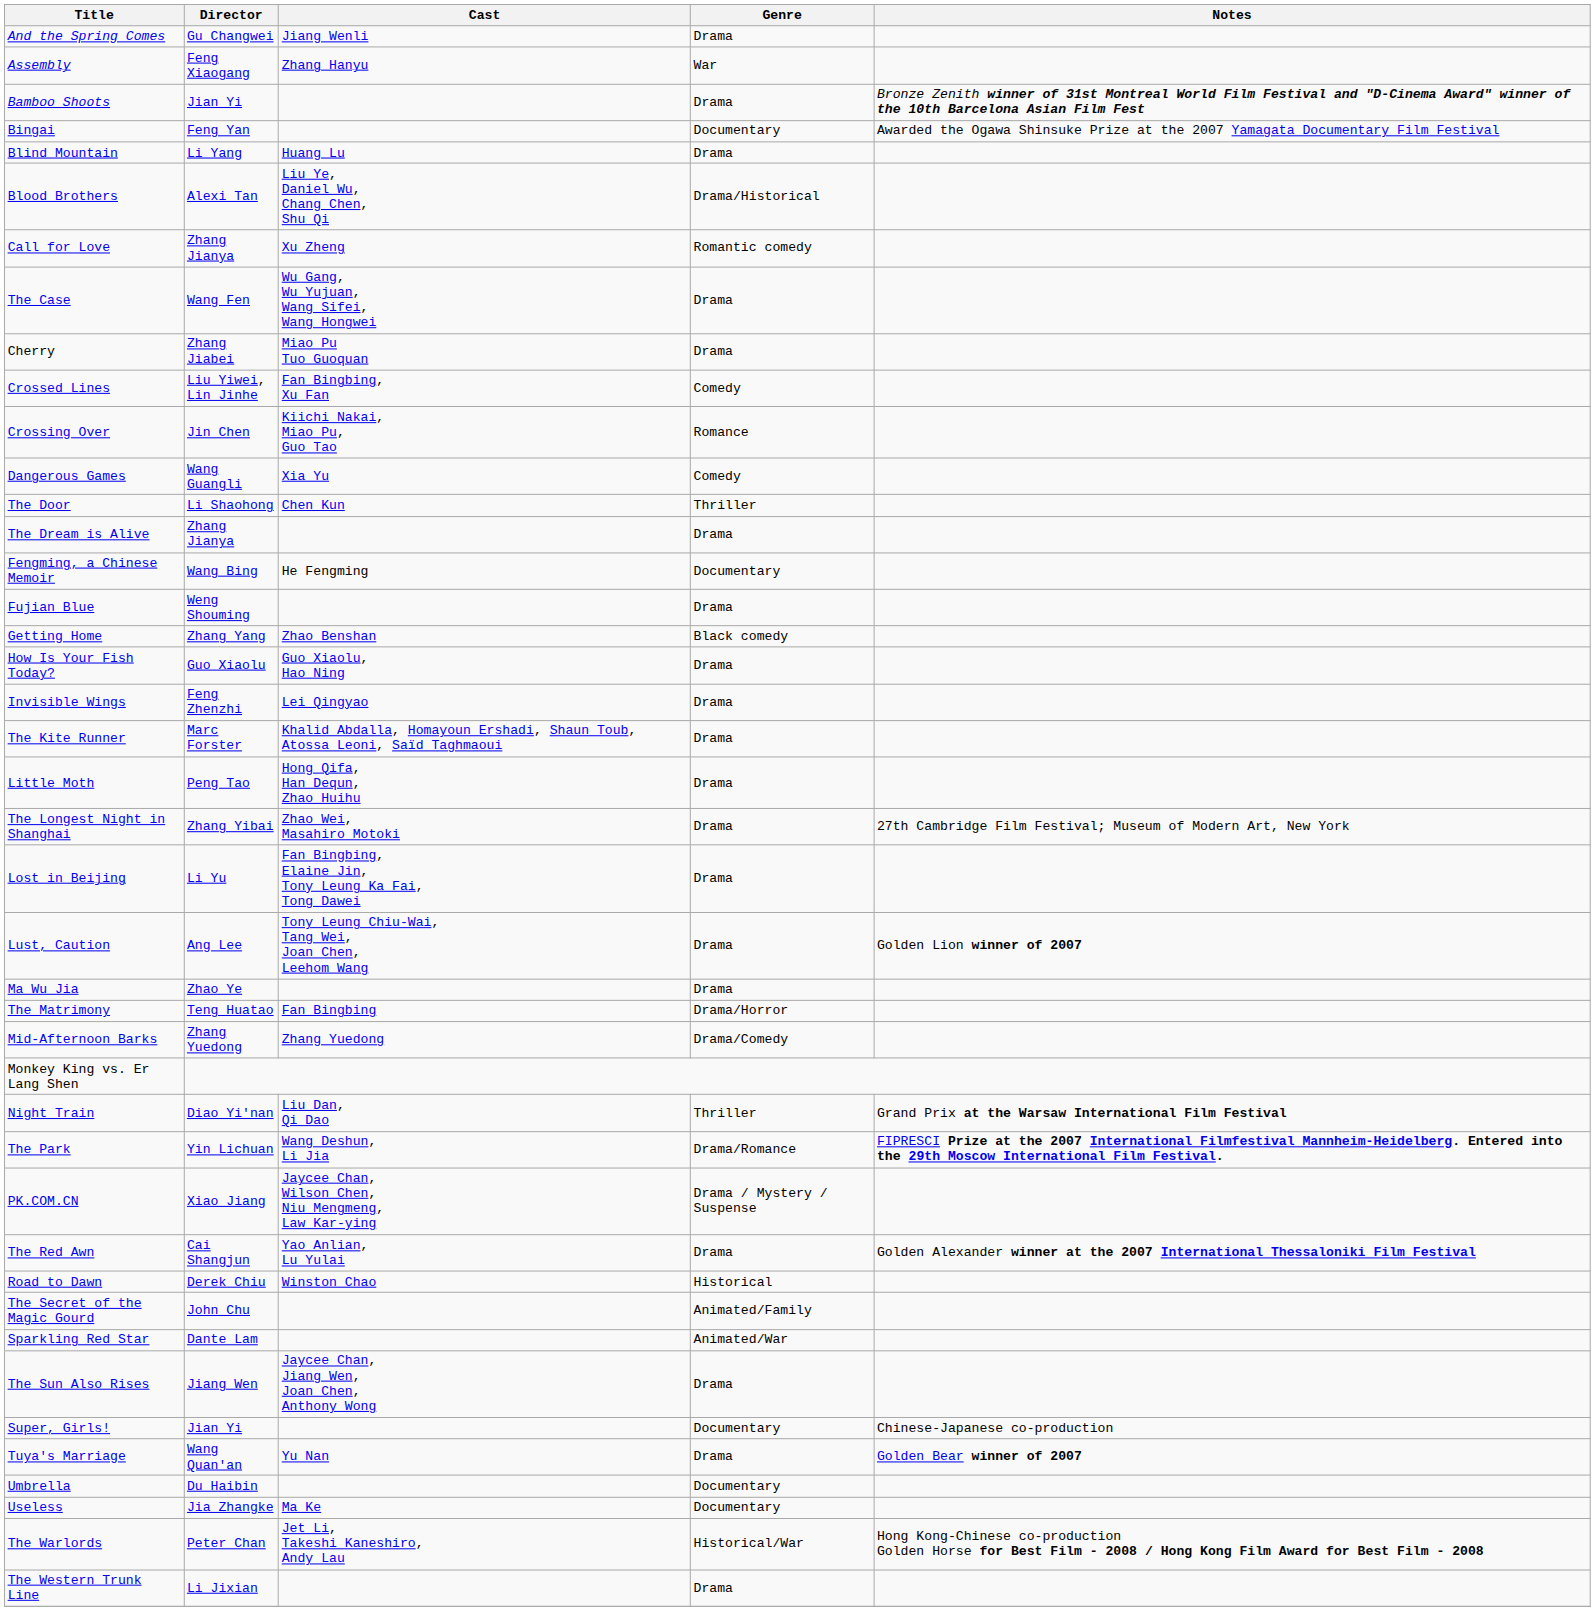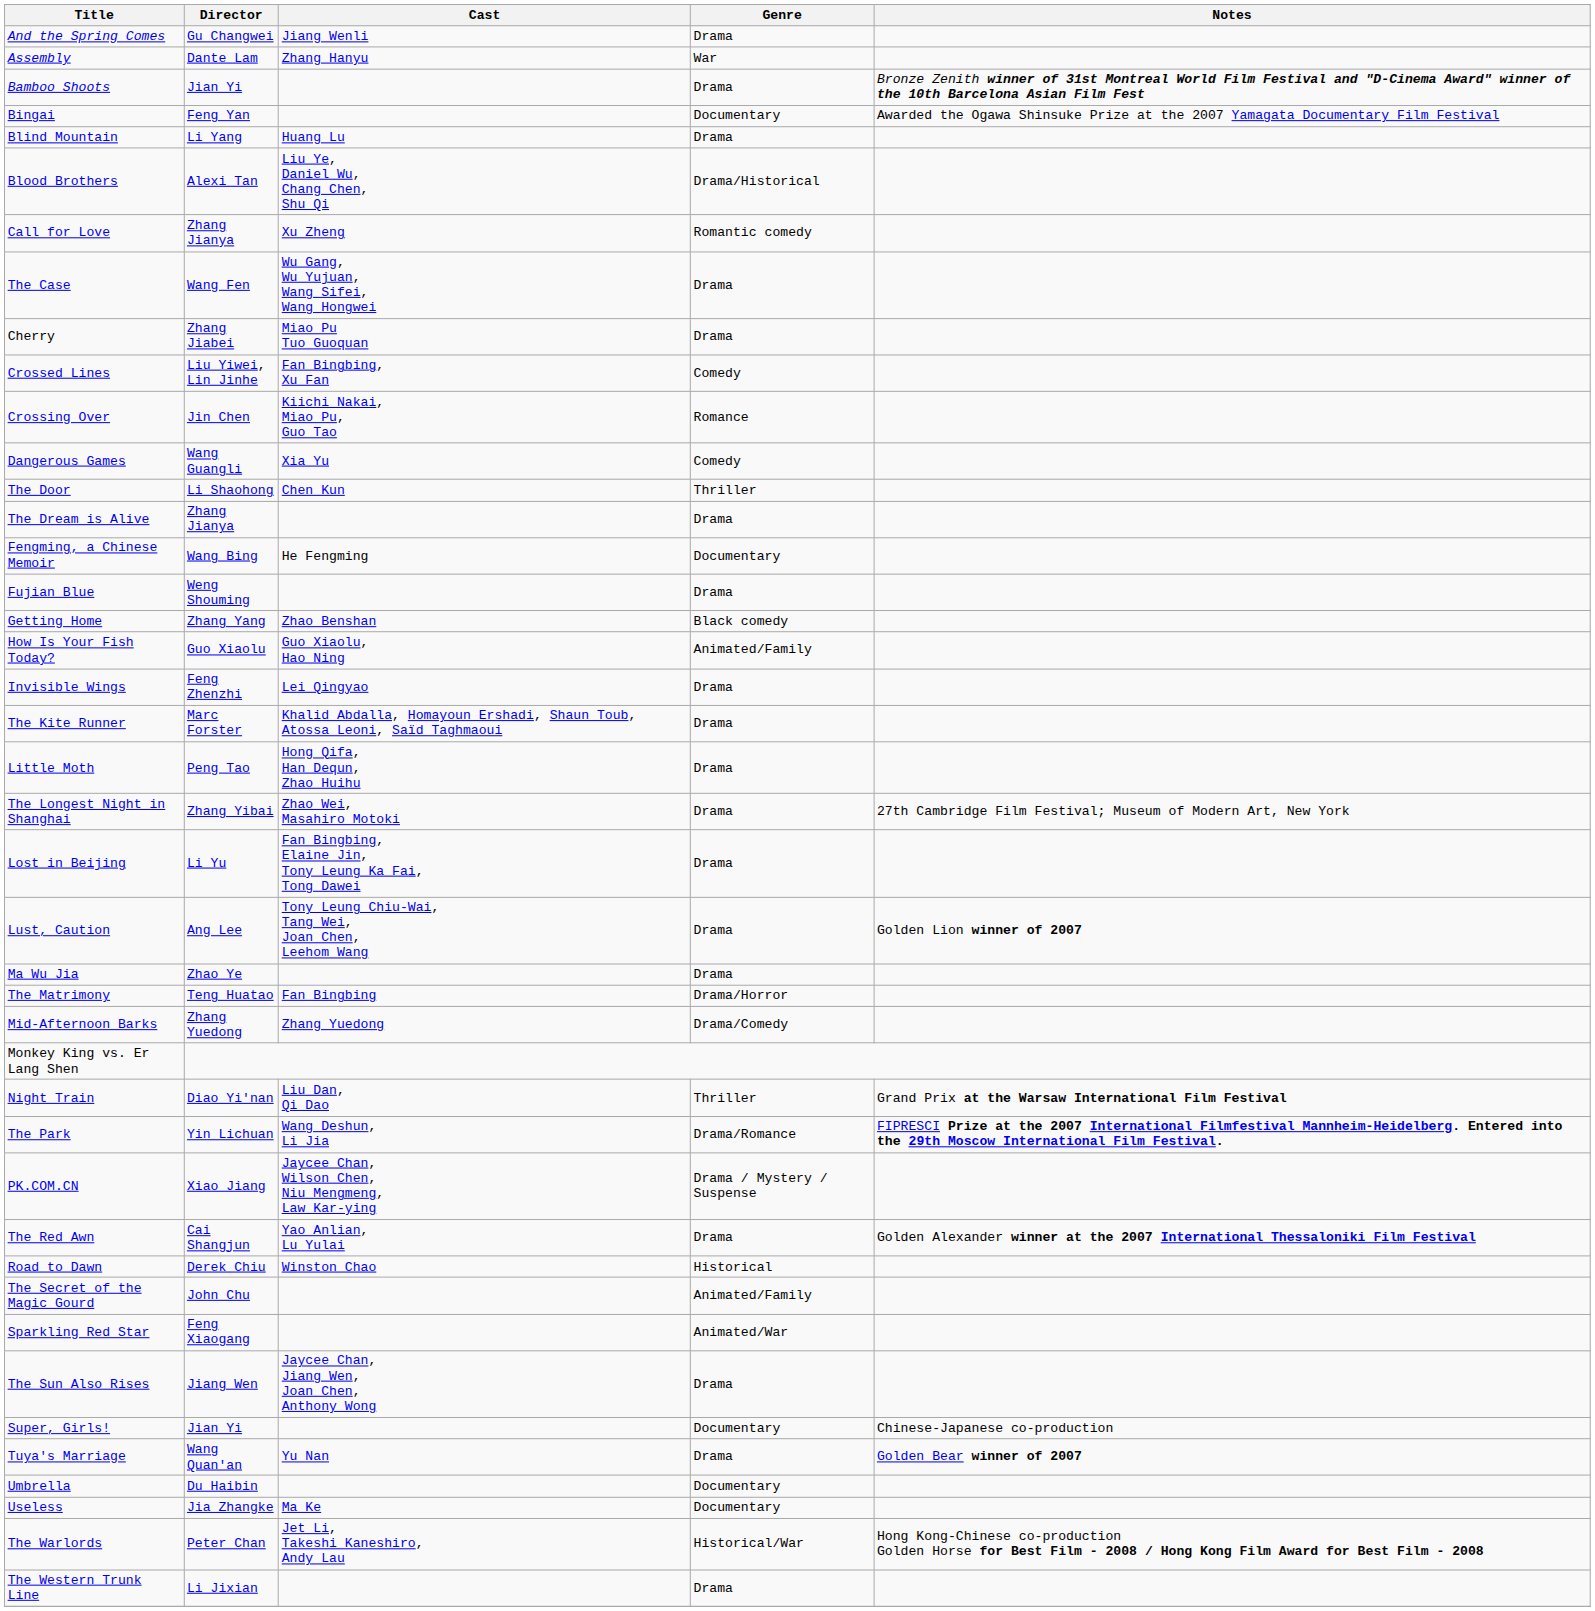(218, 66) Feng Xiaogang -> (222, 58) Dante Lam
(713, 666) Drama -> (753, 650) Animated/Family
(222, 1340) Dante Lam -> (218, 1332) Feng Xiaogang
